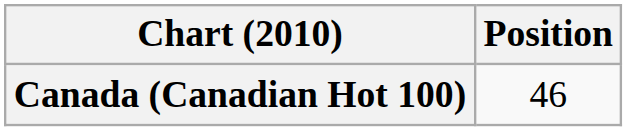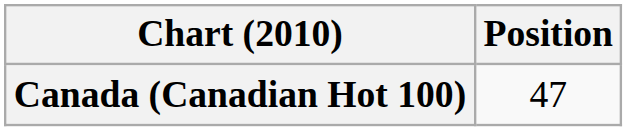(548, 93) 46 -> (548, 93) 47
